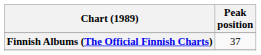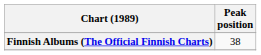(235, 41) 37 -> (235, 41) 38
